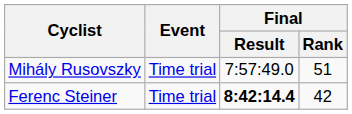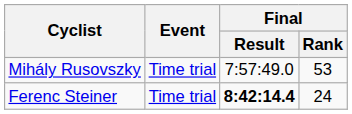(323, 70) 51 -> (323, 70) 53
(323, 97) 42 -> (323, 97) 24
